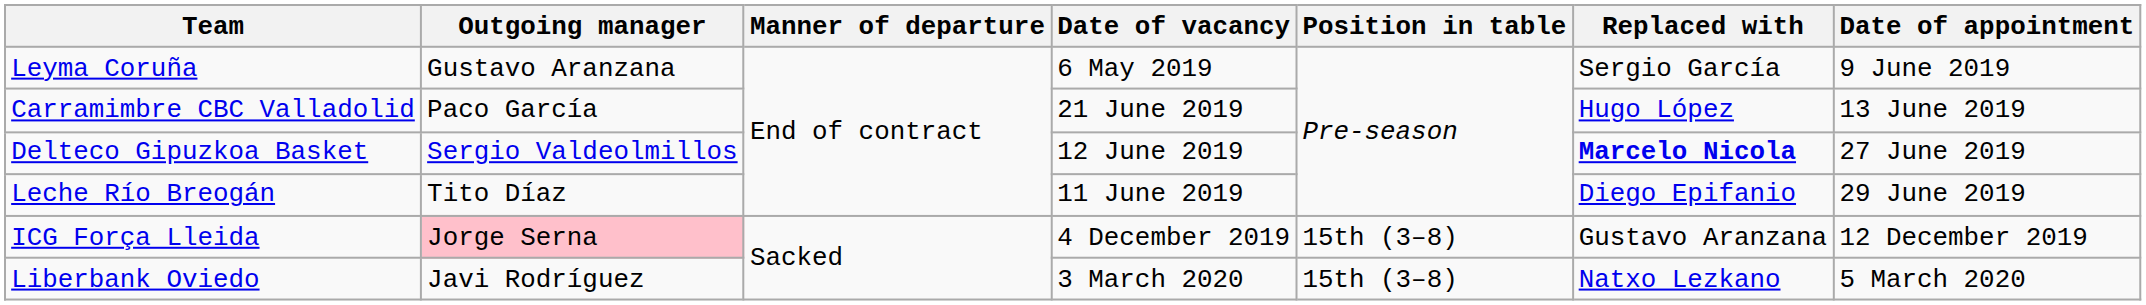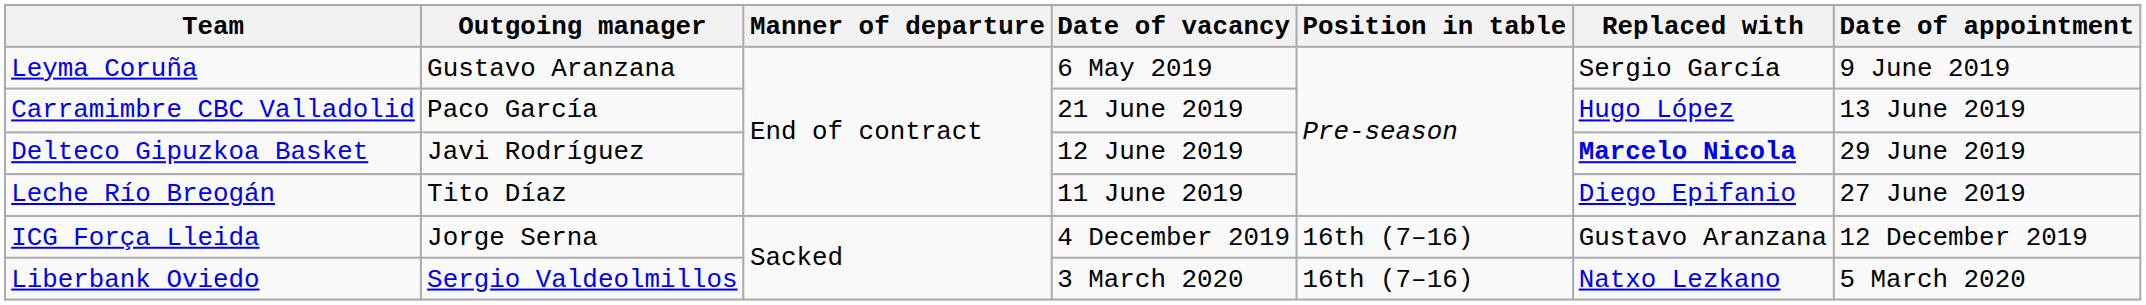(582, 153) Sergio Valdeolmillos -> (536, 153) Javi Rodríguez
(1933, 153) 27 June 2019 -> (1933, 153) 29 June 2019
(1933, 195) 29 June 2019 -> (1933, 195) 27 June 2019
(513, 237) pink background -> (513, 237) no background
(1380, 237) 15th (3–8) -> (1388, 237) 16th (7–16)
(536, 279) Javi Rodríguez -> (582, 279) Sergio Valdeolmillos
(1380, 279) 15th (3–8) -> (1388, 279) 16th (7–16)
